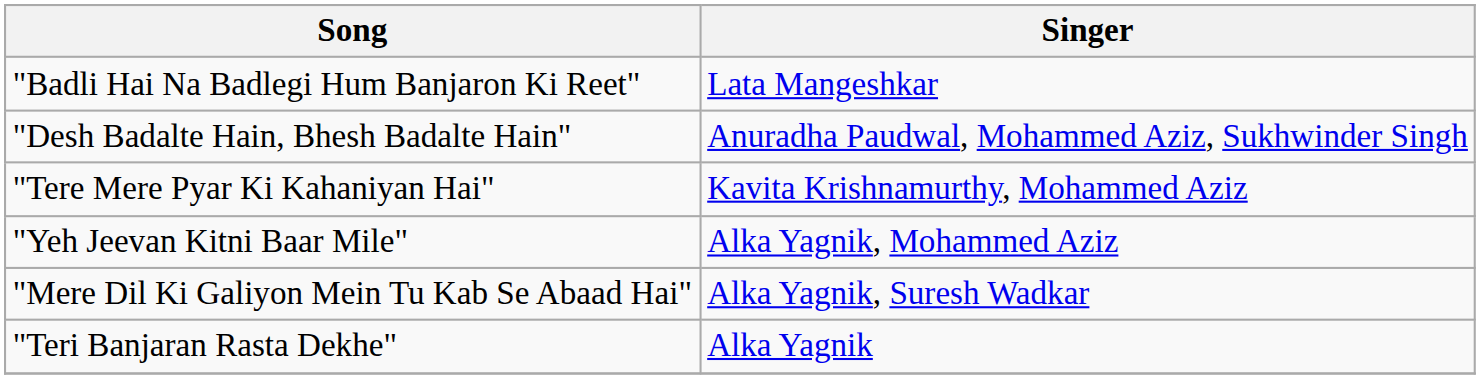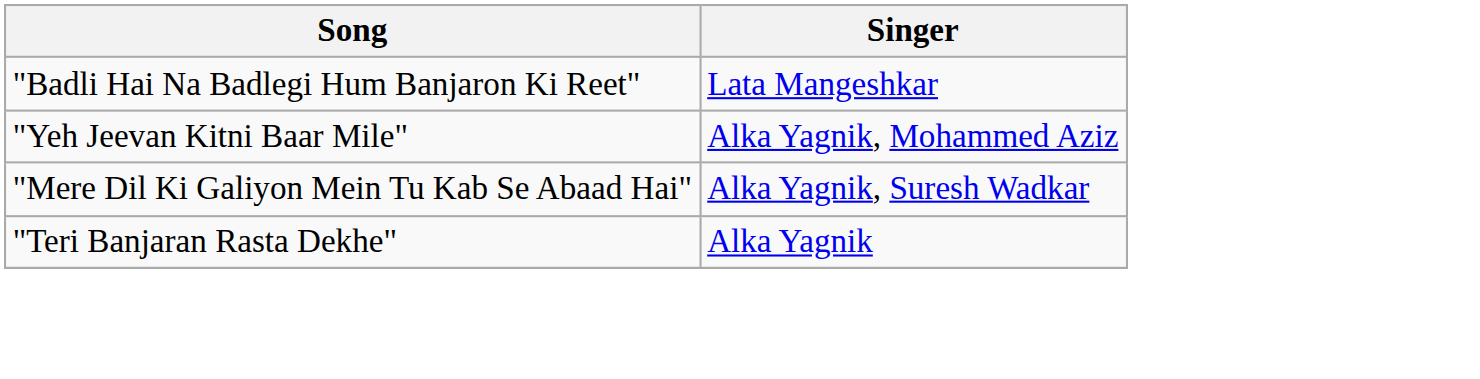- row: (292, 135)
- row: (254, 188)
